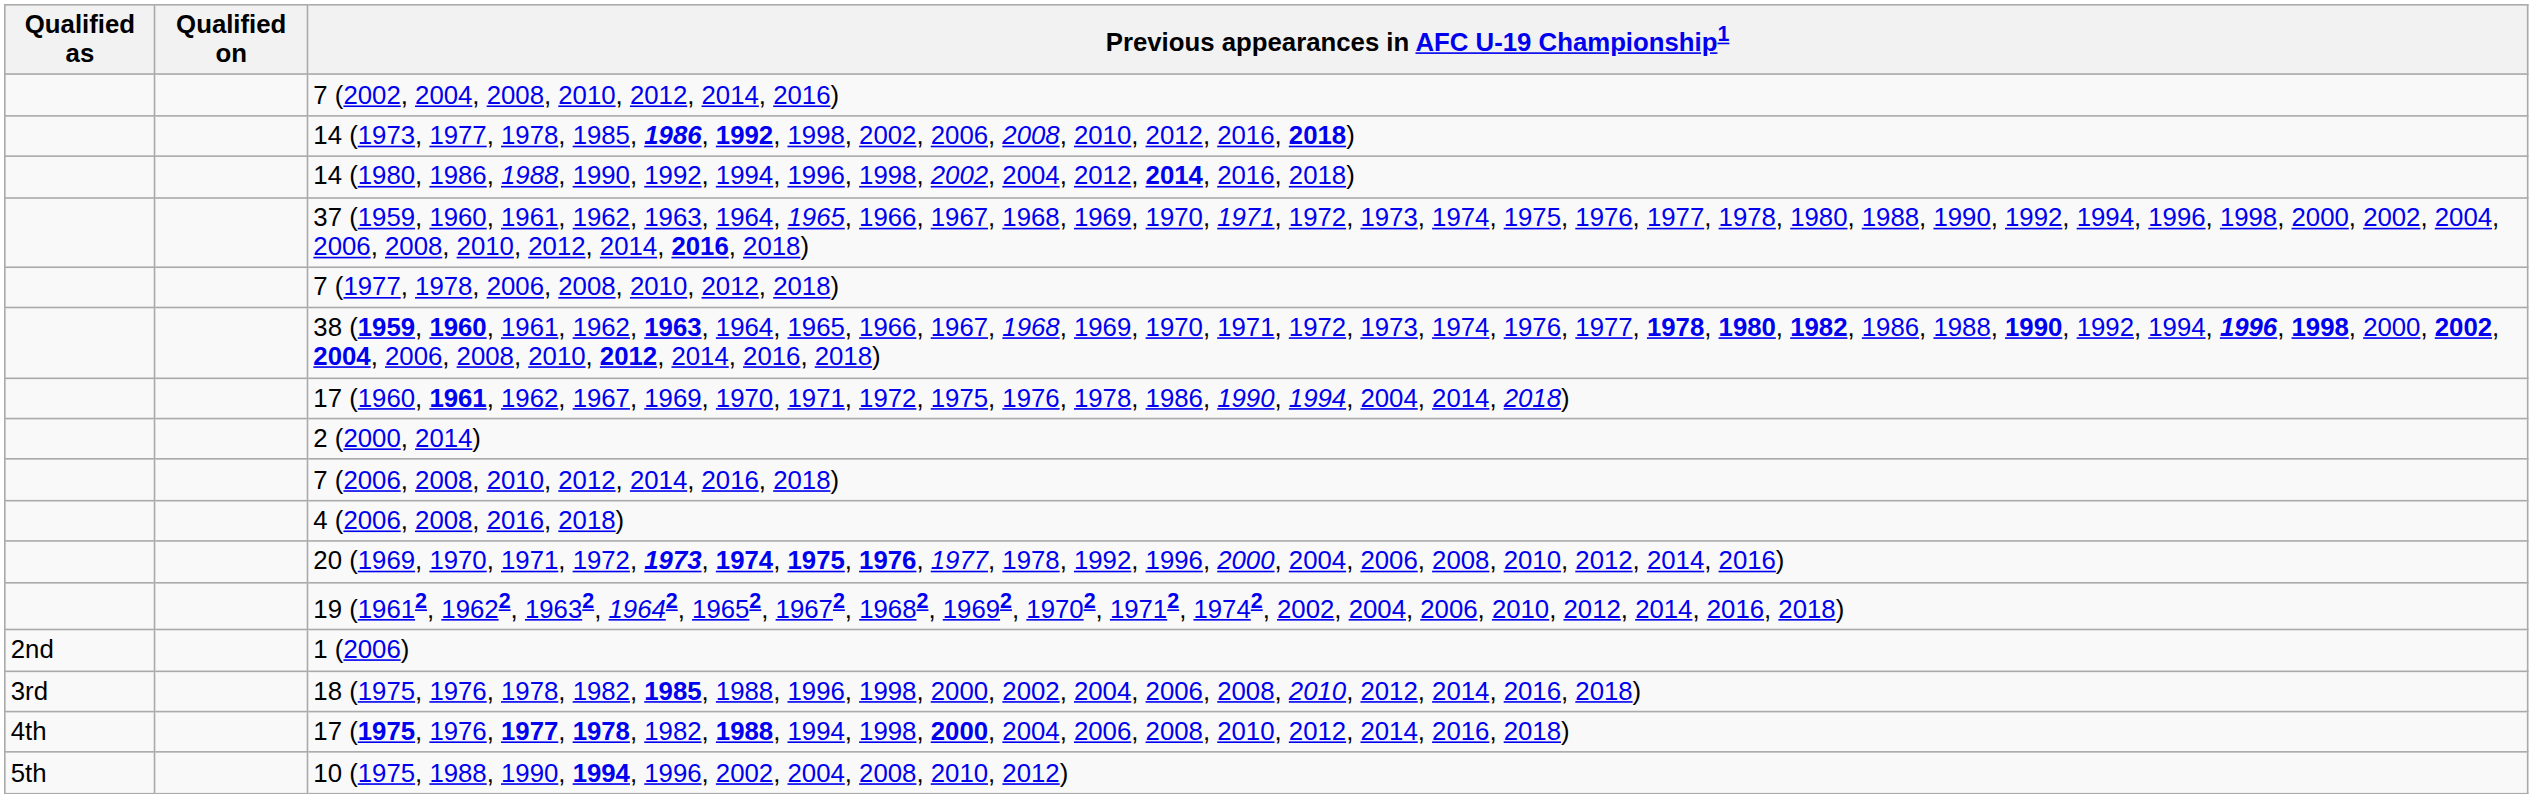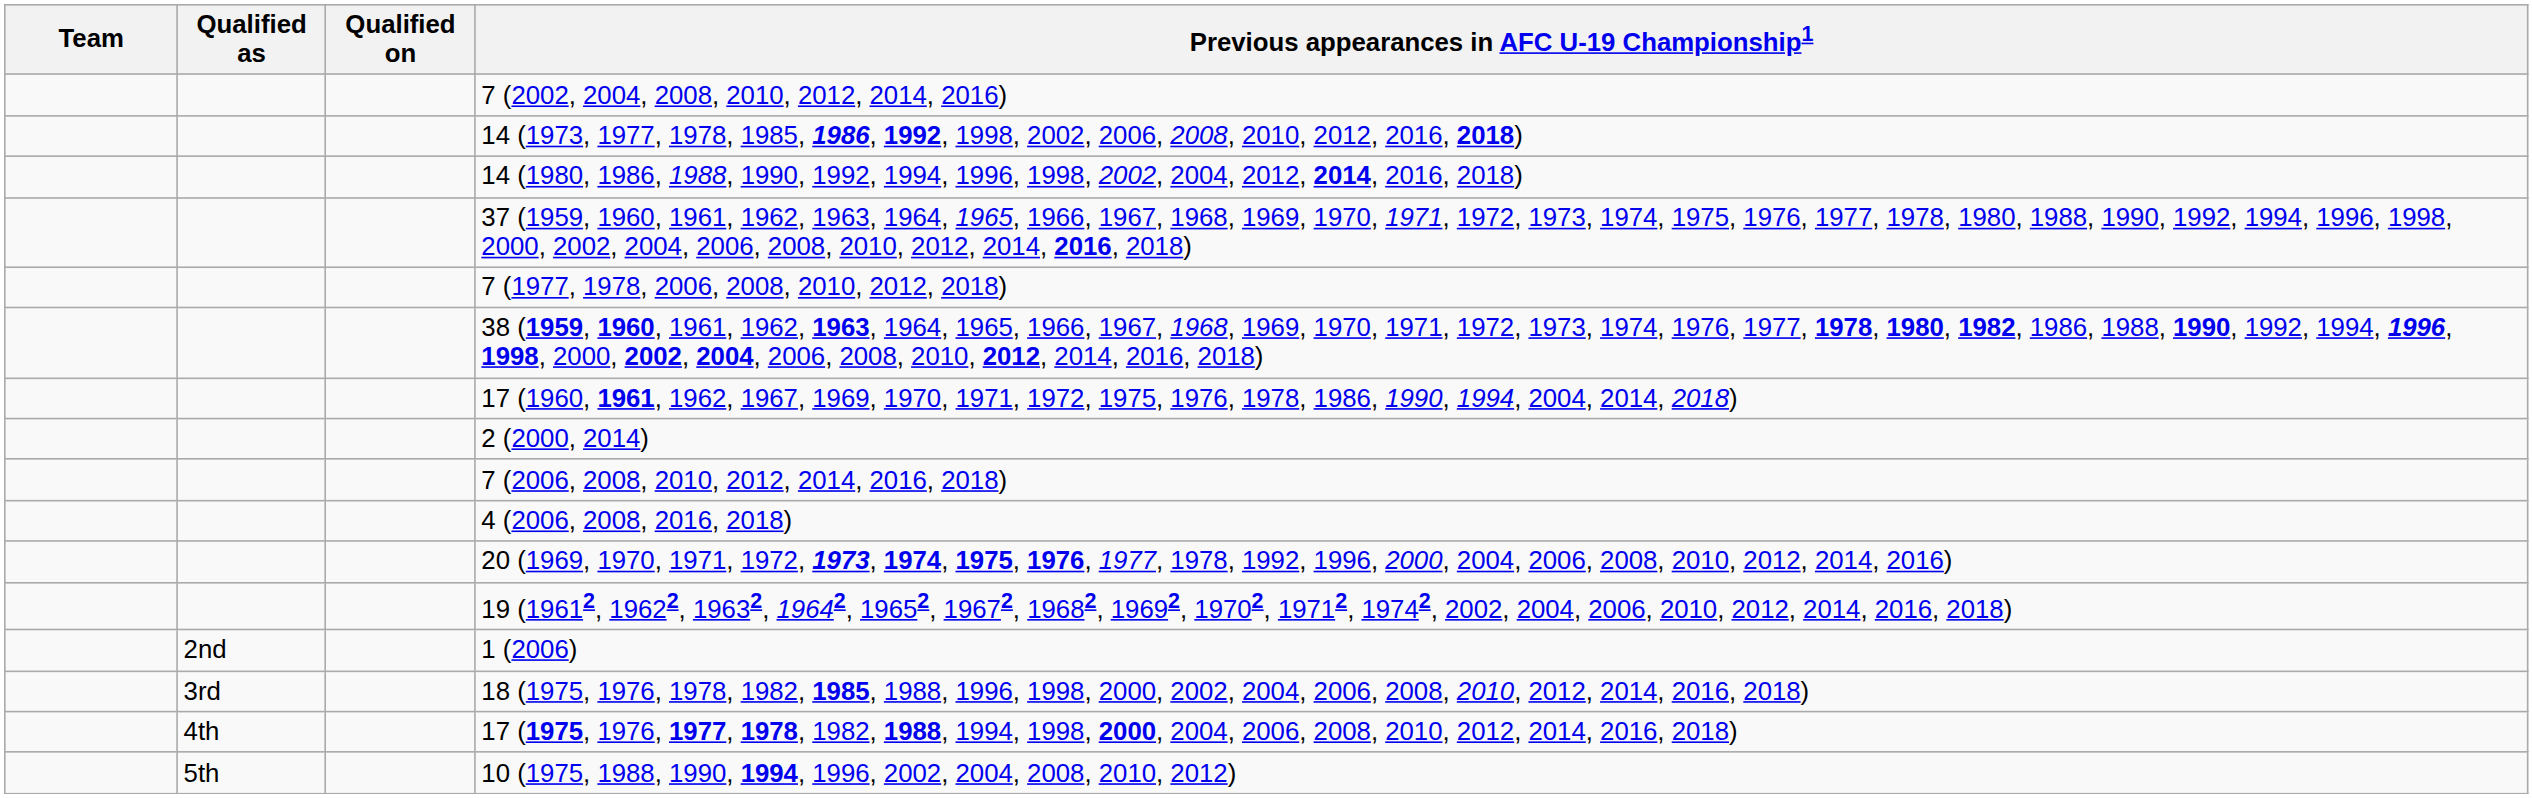+ column: (91, 39)
